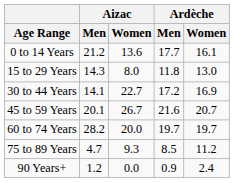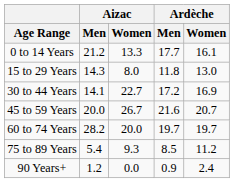(132, 52) 13.6 -> (132, 52) 13.3
(94, 110) 20.1 -> (94, 110) 20.0
(94, 149) 4.7 -> (94, 149) 5.4
